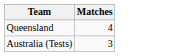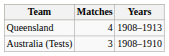+ column: (140, 12)
